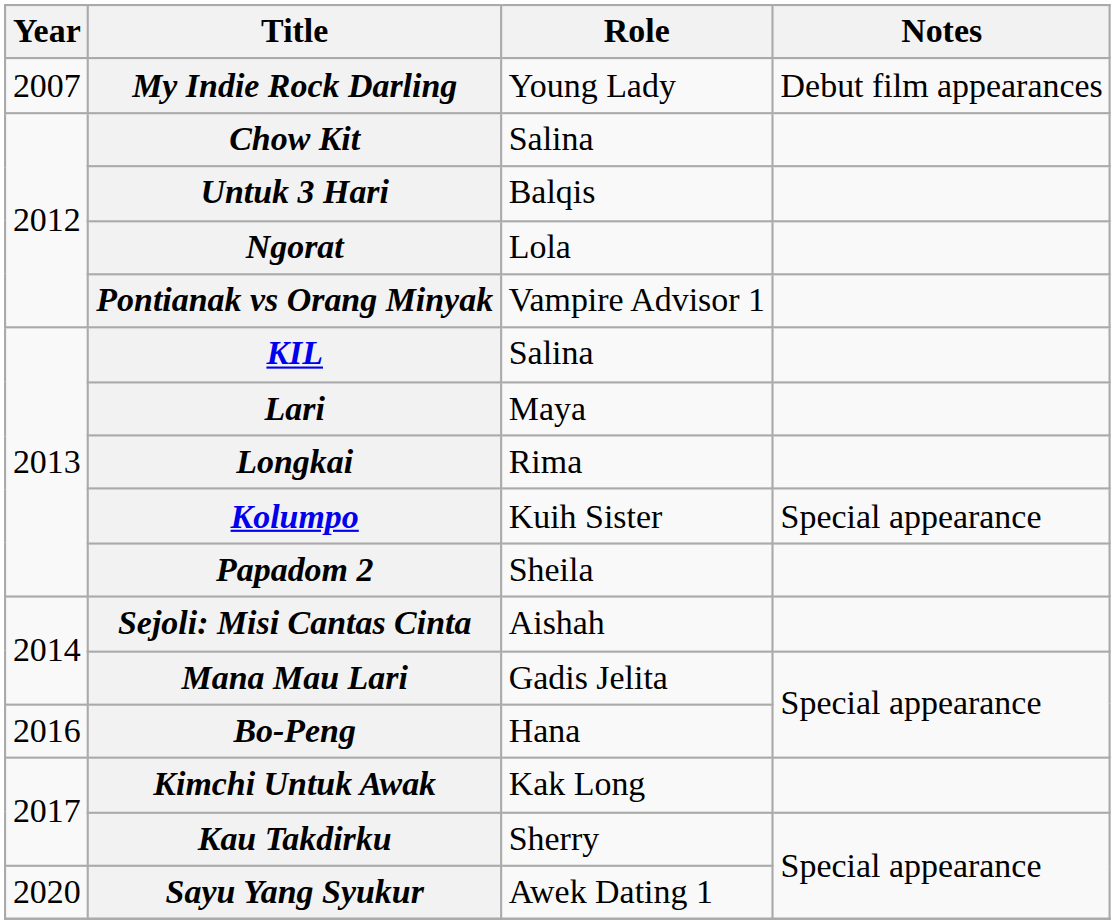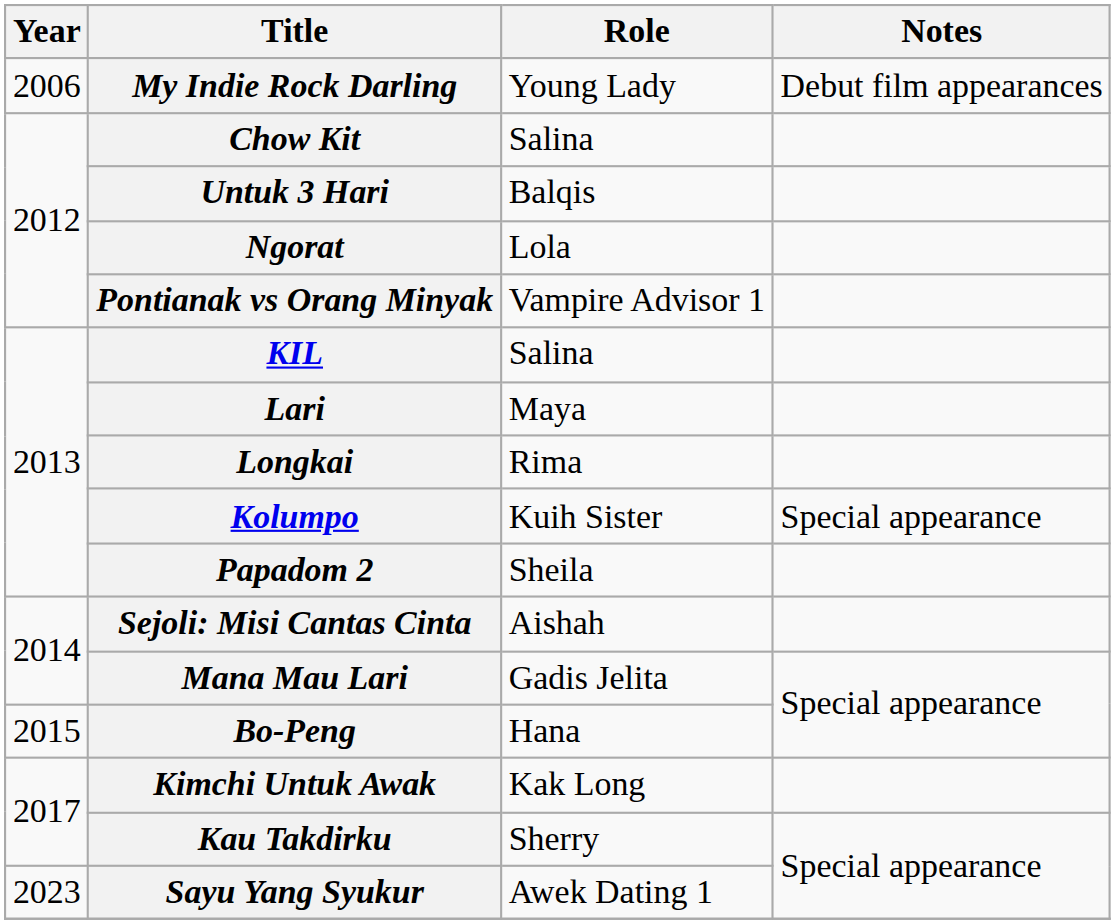(47, 85) 2007 -> (47, 85) 2006
(47, 730) 2016 -> (47, 730) 2015
(47, 892) 2020 -> (47, 892) 2023
